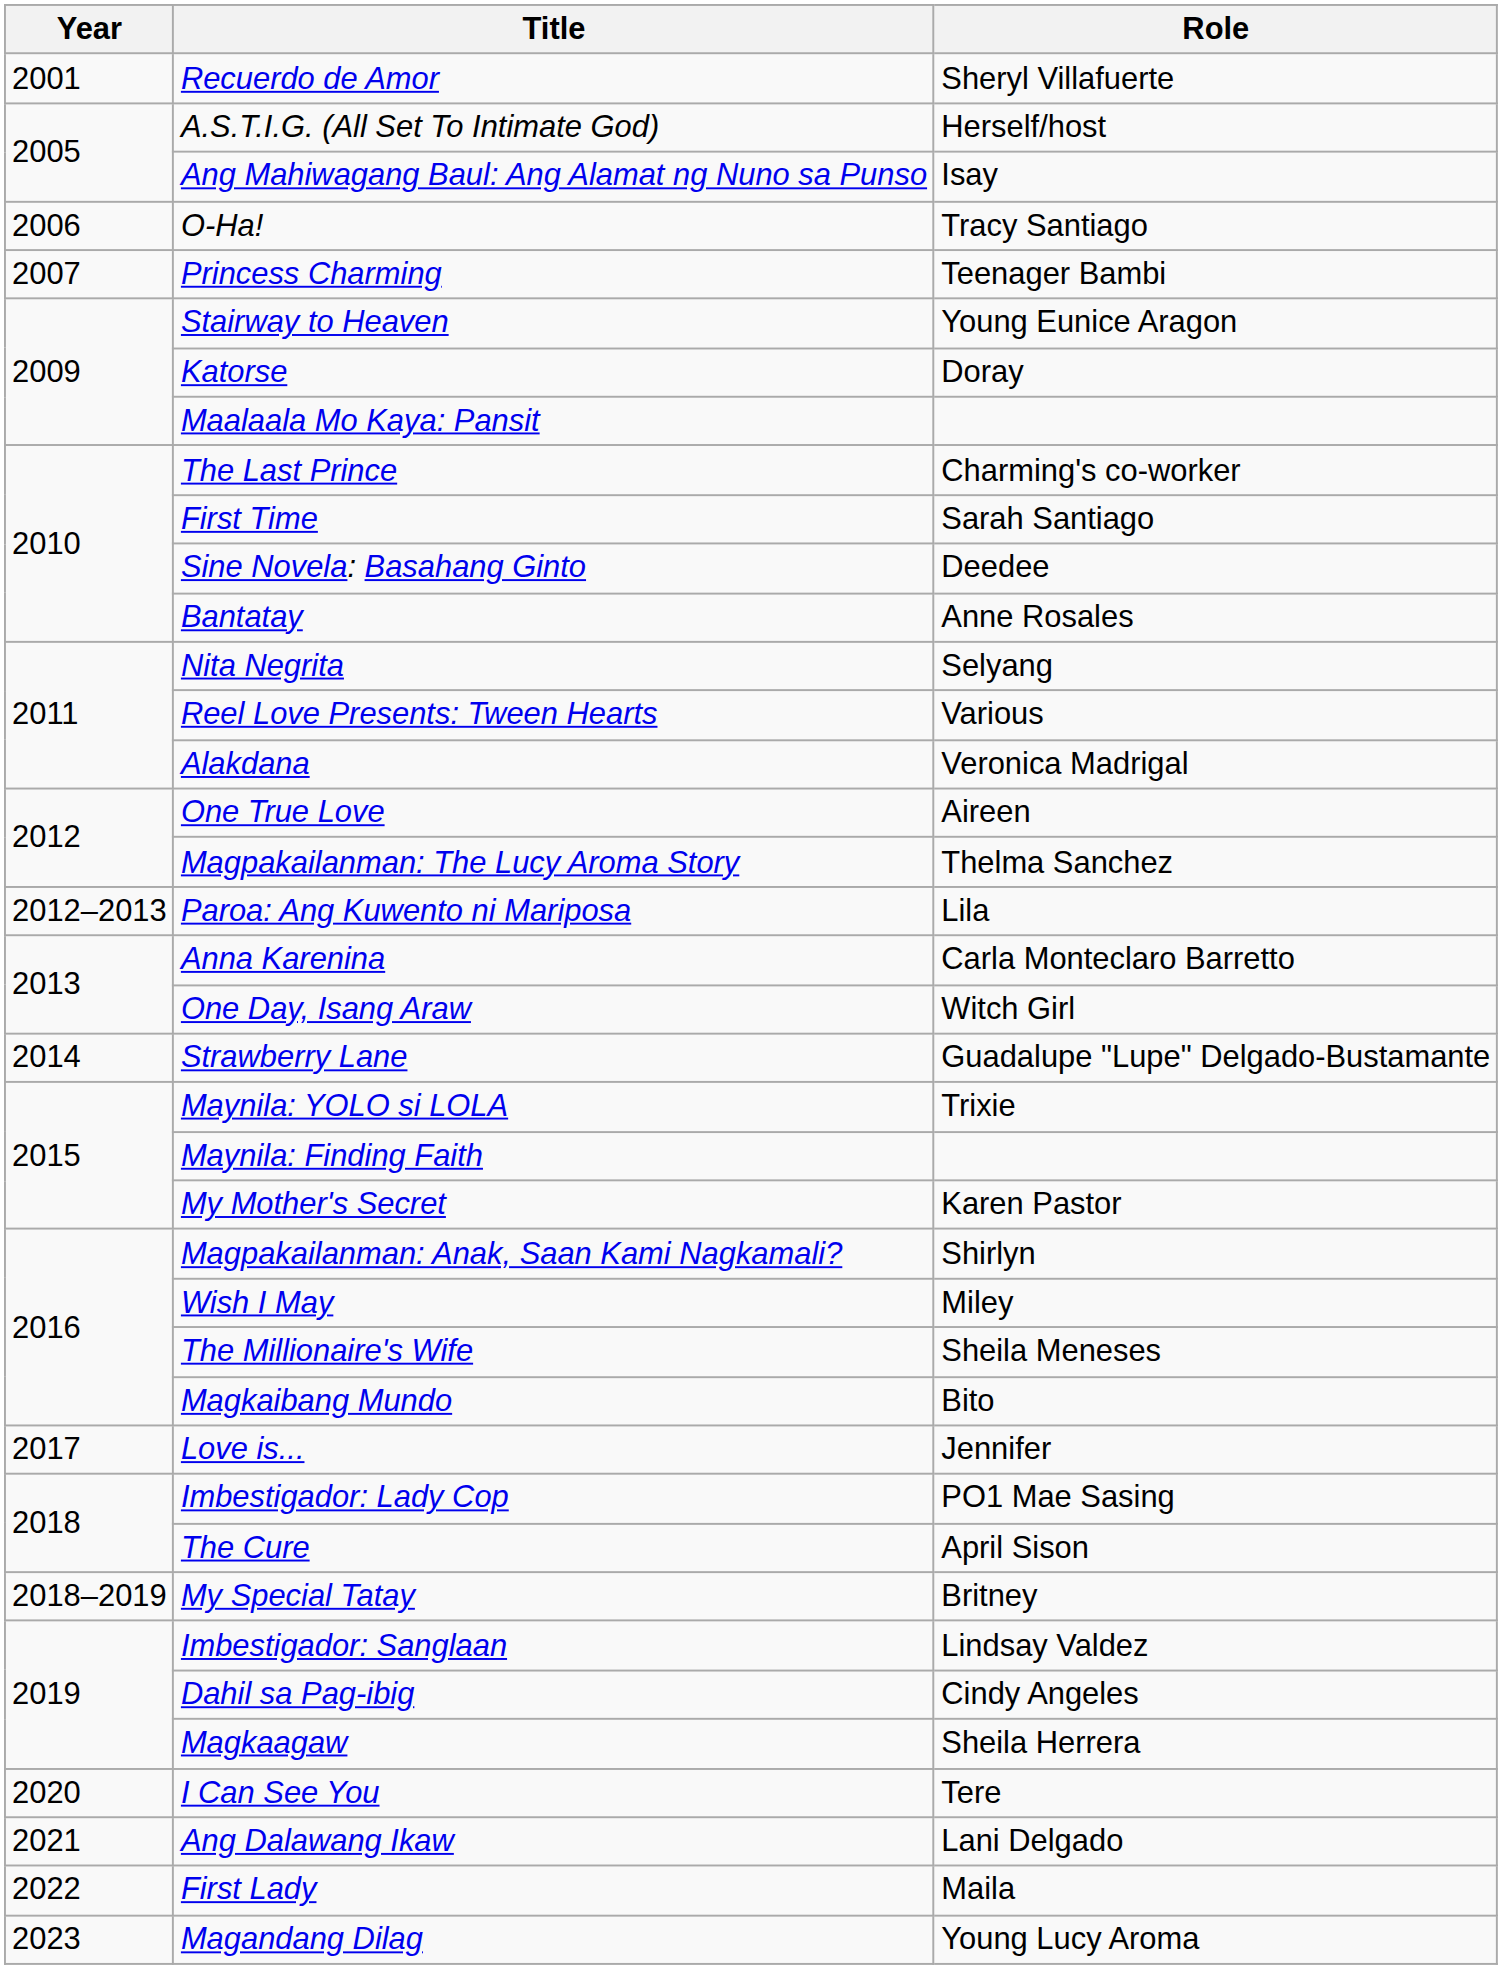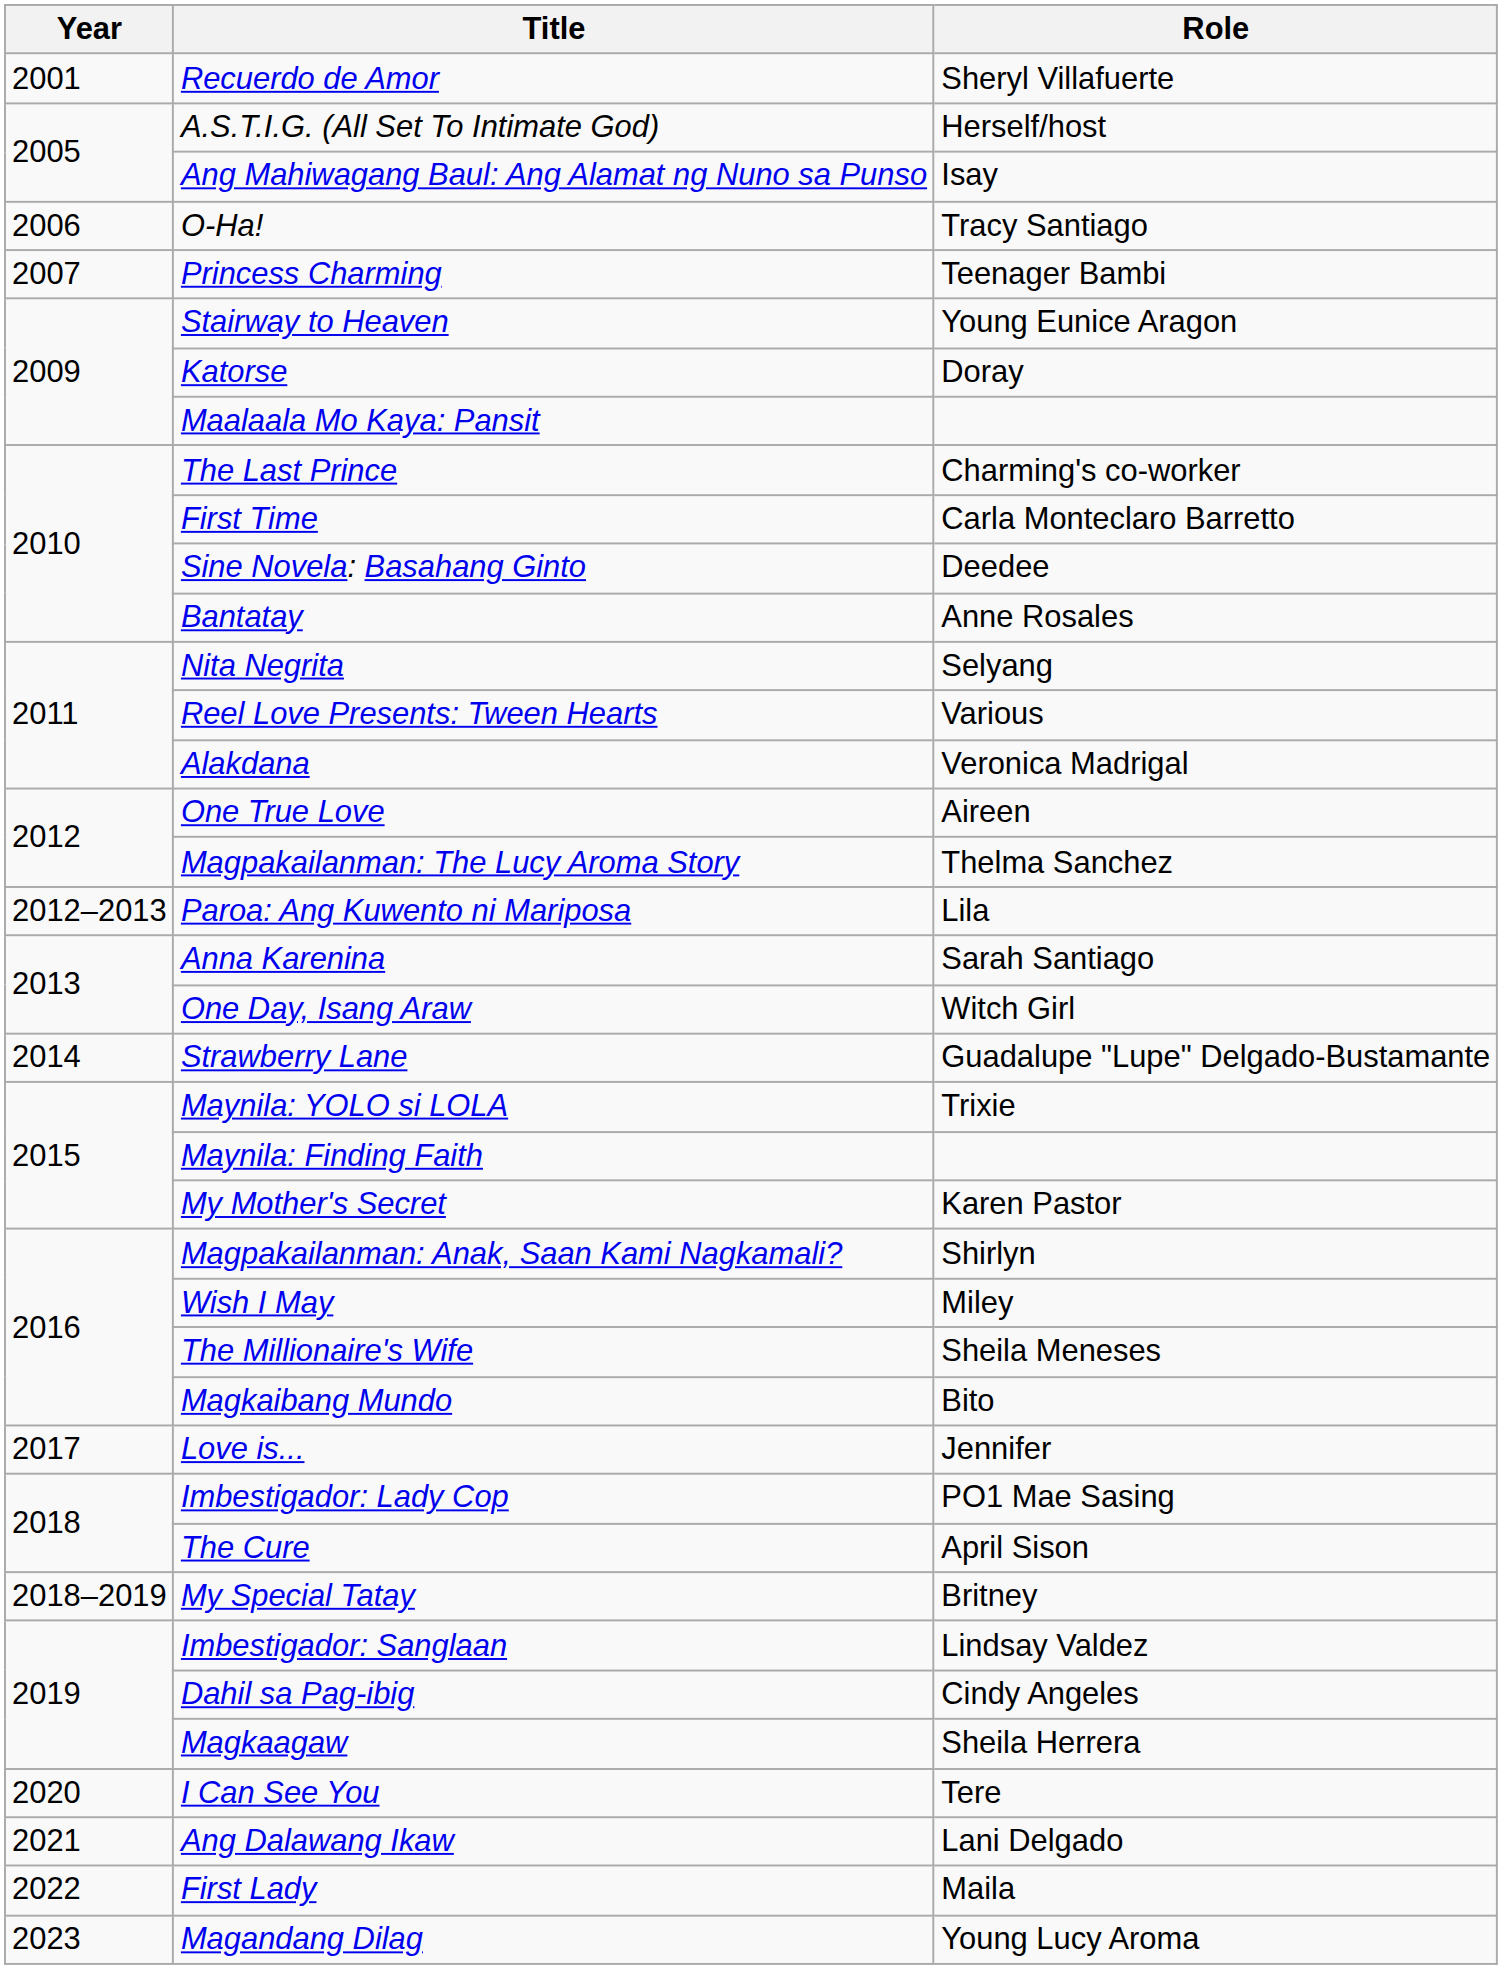(1048, 518) Sarah Santiago -> (1118, 518) Carla Monteclaro Barretto
(1118, 959) Carla Monteclaro Barretto -> (1048, 959) Sarah Santiago
